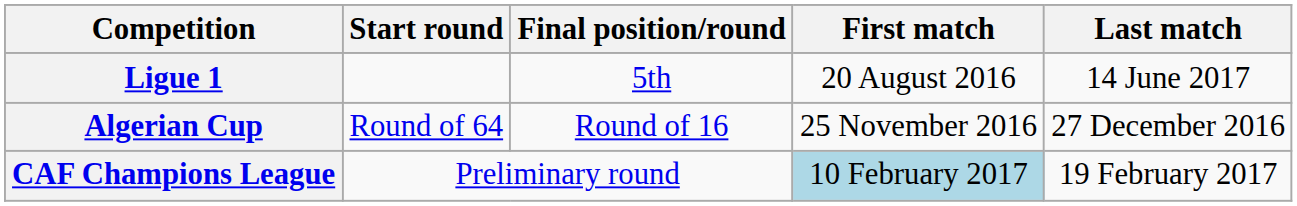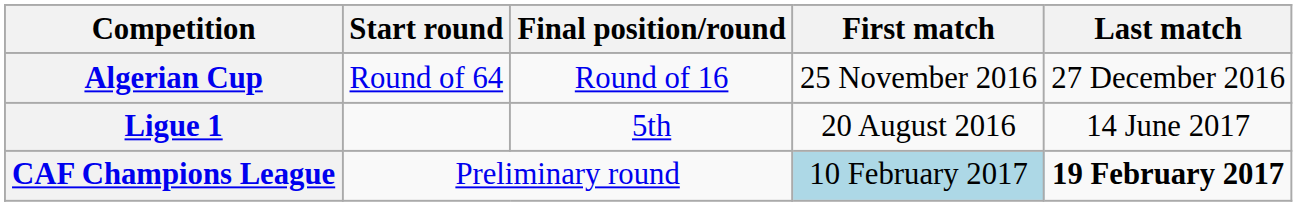rows swapped: (174, 77) <-> (174, 126)
(1168, 175) normal -> (1168, 175) bold
